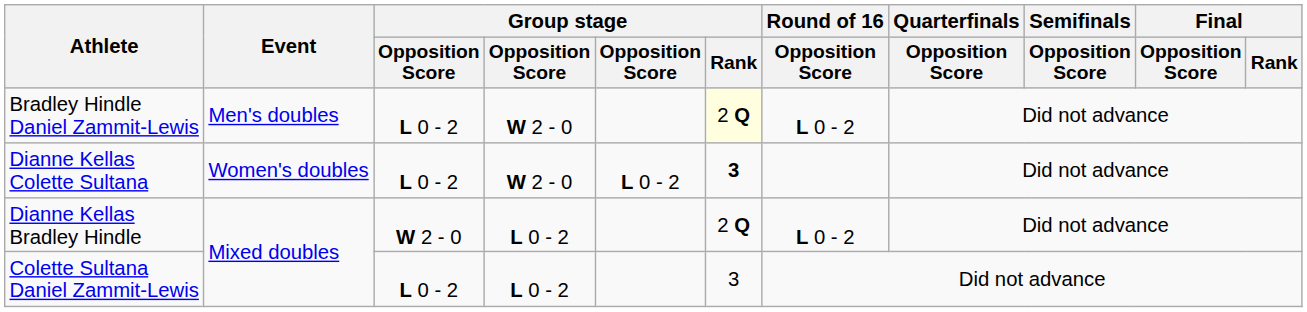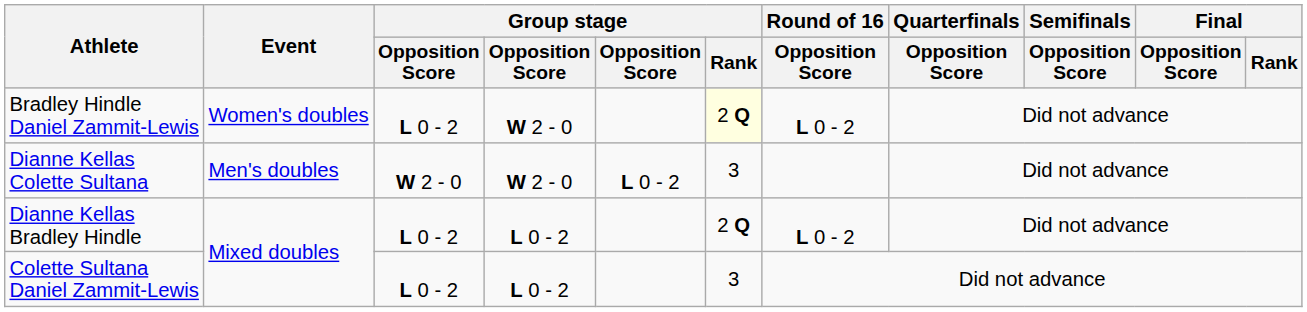(274, 116) Men's doubles -> (289, 116) Women's doubles
(289, 171) Women's doubles -> (274, 171) Men's doubles
(429, 182) L 0 - 2 -> (429, 182) W 2 - 0
(734, 171) bold -> (734, 171) normal
(429, 236) W 2 - 0 -> (429, 236) L 0 - 2
